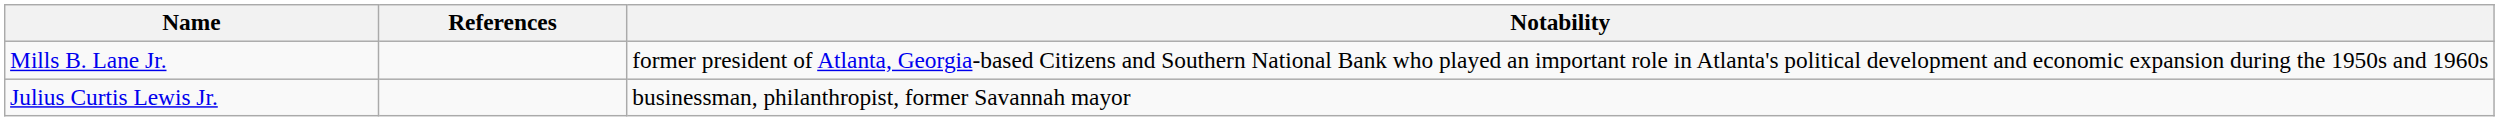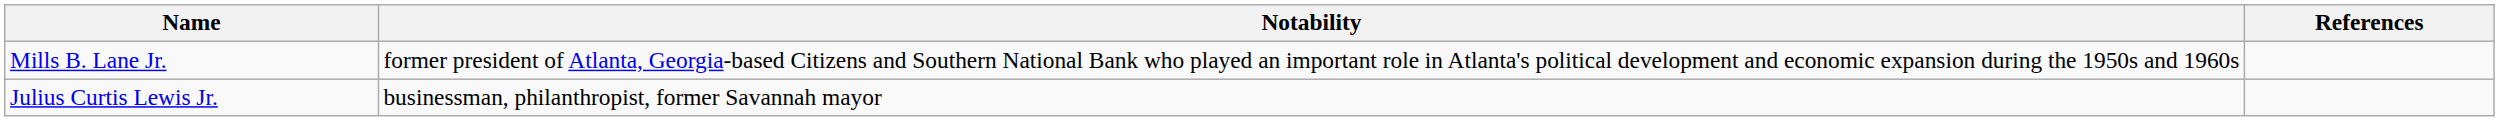columns swapped: (1560, 23) <-> (502, 23)
